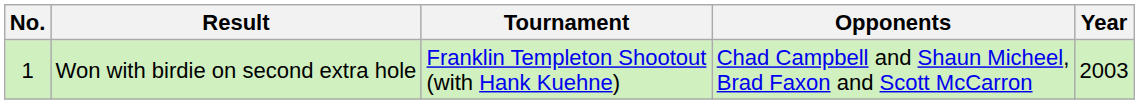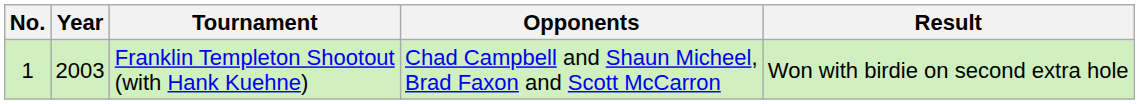columns swapped: (1104, 22) <-> (236, 22)
